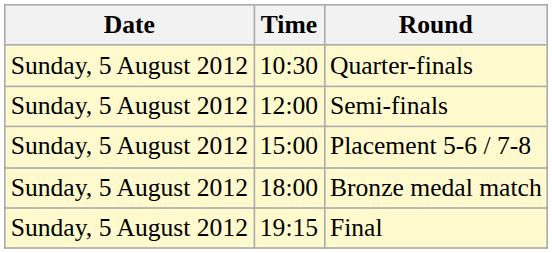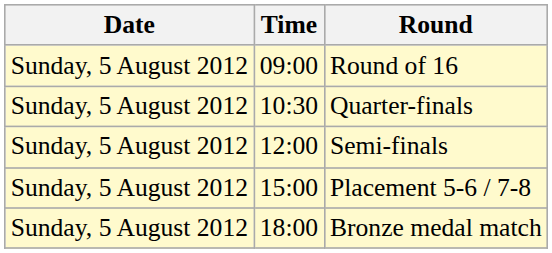+ row: (394, 65)
- row: (356, 227)
